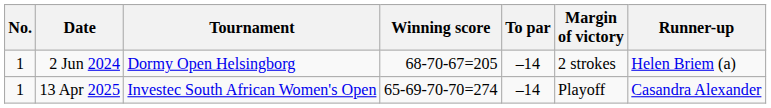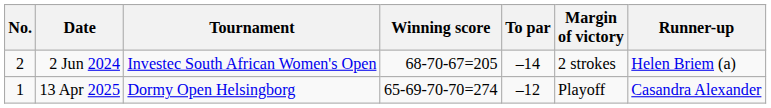(20, 63) 1 -> (20, 63) 2
(211, 63) Dormy Open Helsingborg -> (252, 63) Investec South African Women's Open
(252, 90) Investec South African Women's Open -> (211, 90) Dormy Open Helsingborg
(528, 90) –14 -> (528, 90) –12
